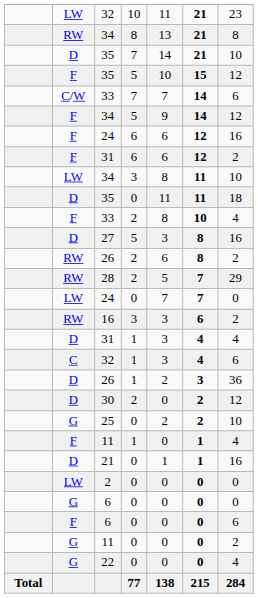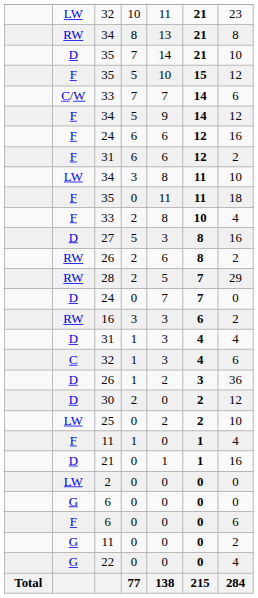(73, 197) D -> (73, 197) F
(73, 298) LW -> (73, 298) D
(73, 420) G -> (73, 420) LW
